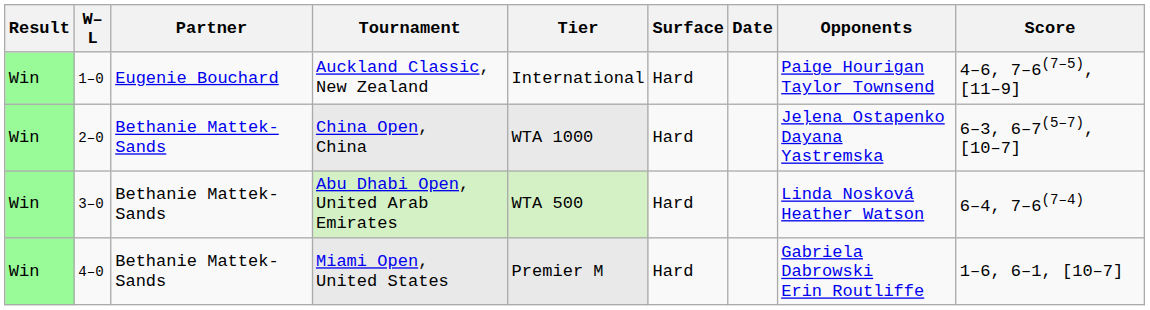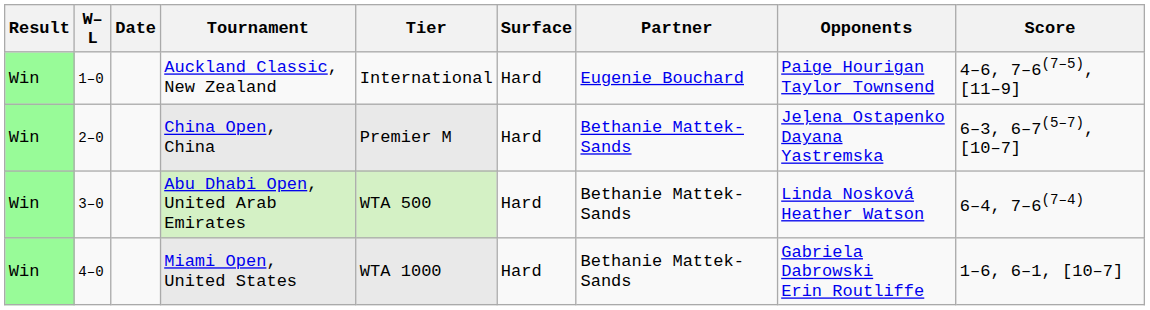columns swapped: (753, 28) <-> (212, 28)
(552, 137) WTA 1000 -> (406, 137) Premier M
(558, 271) Premier M -> (401, 271) WTA 1000
